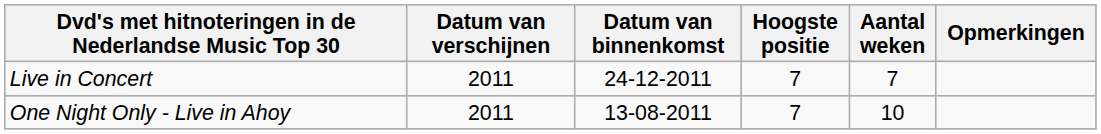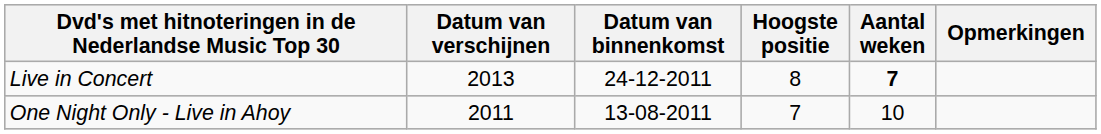(491, 79) 2011 -> (491, 79) 2013
(795, 79) 7 -> (795, 79) 8
(893, 79) normal -> (893, 79) bold
